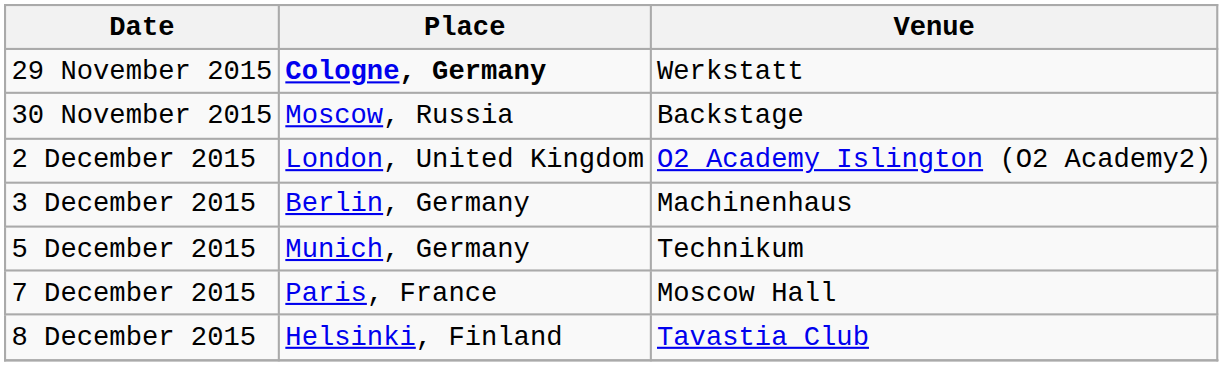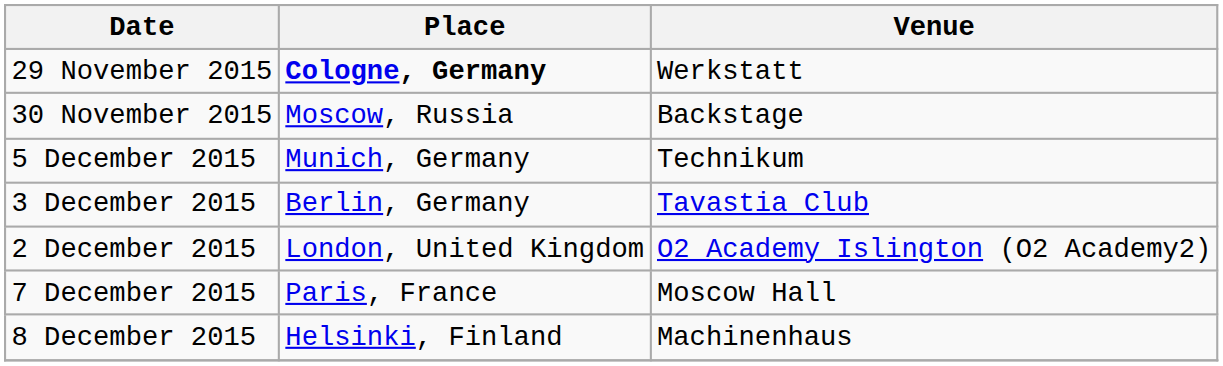rows swapped: (134, 160) <-> (134, 249)
(755, 204) Machinenhaus -> (763, 204) Tavastia Club
(763, 337) Tavastia Club -> (755, 337) Machinenhaus
